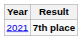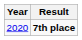(17, 27) 2021 -> (17, 27) 2020
